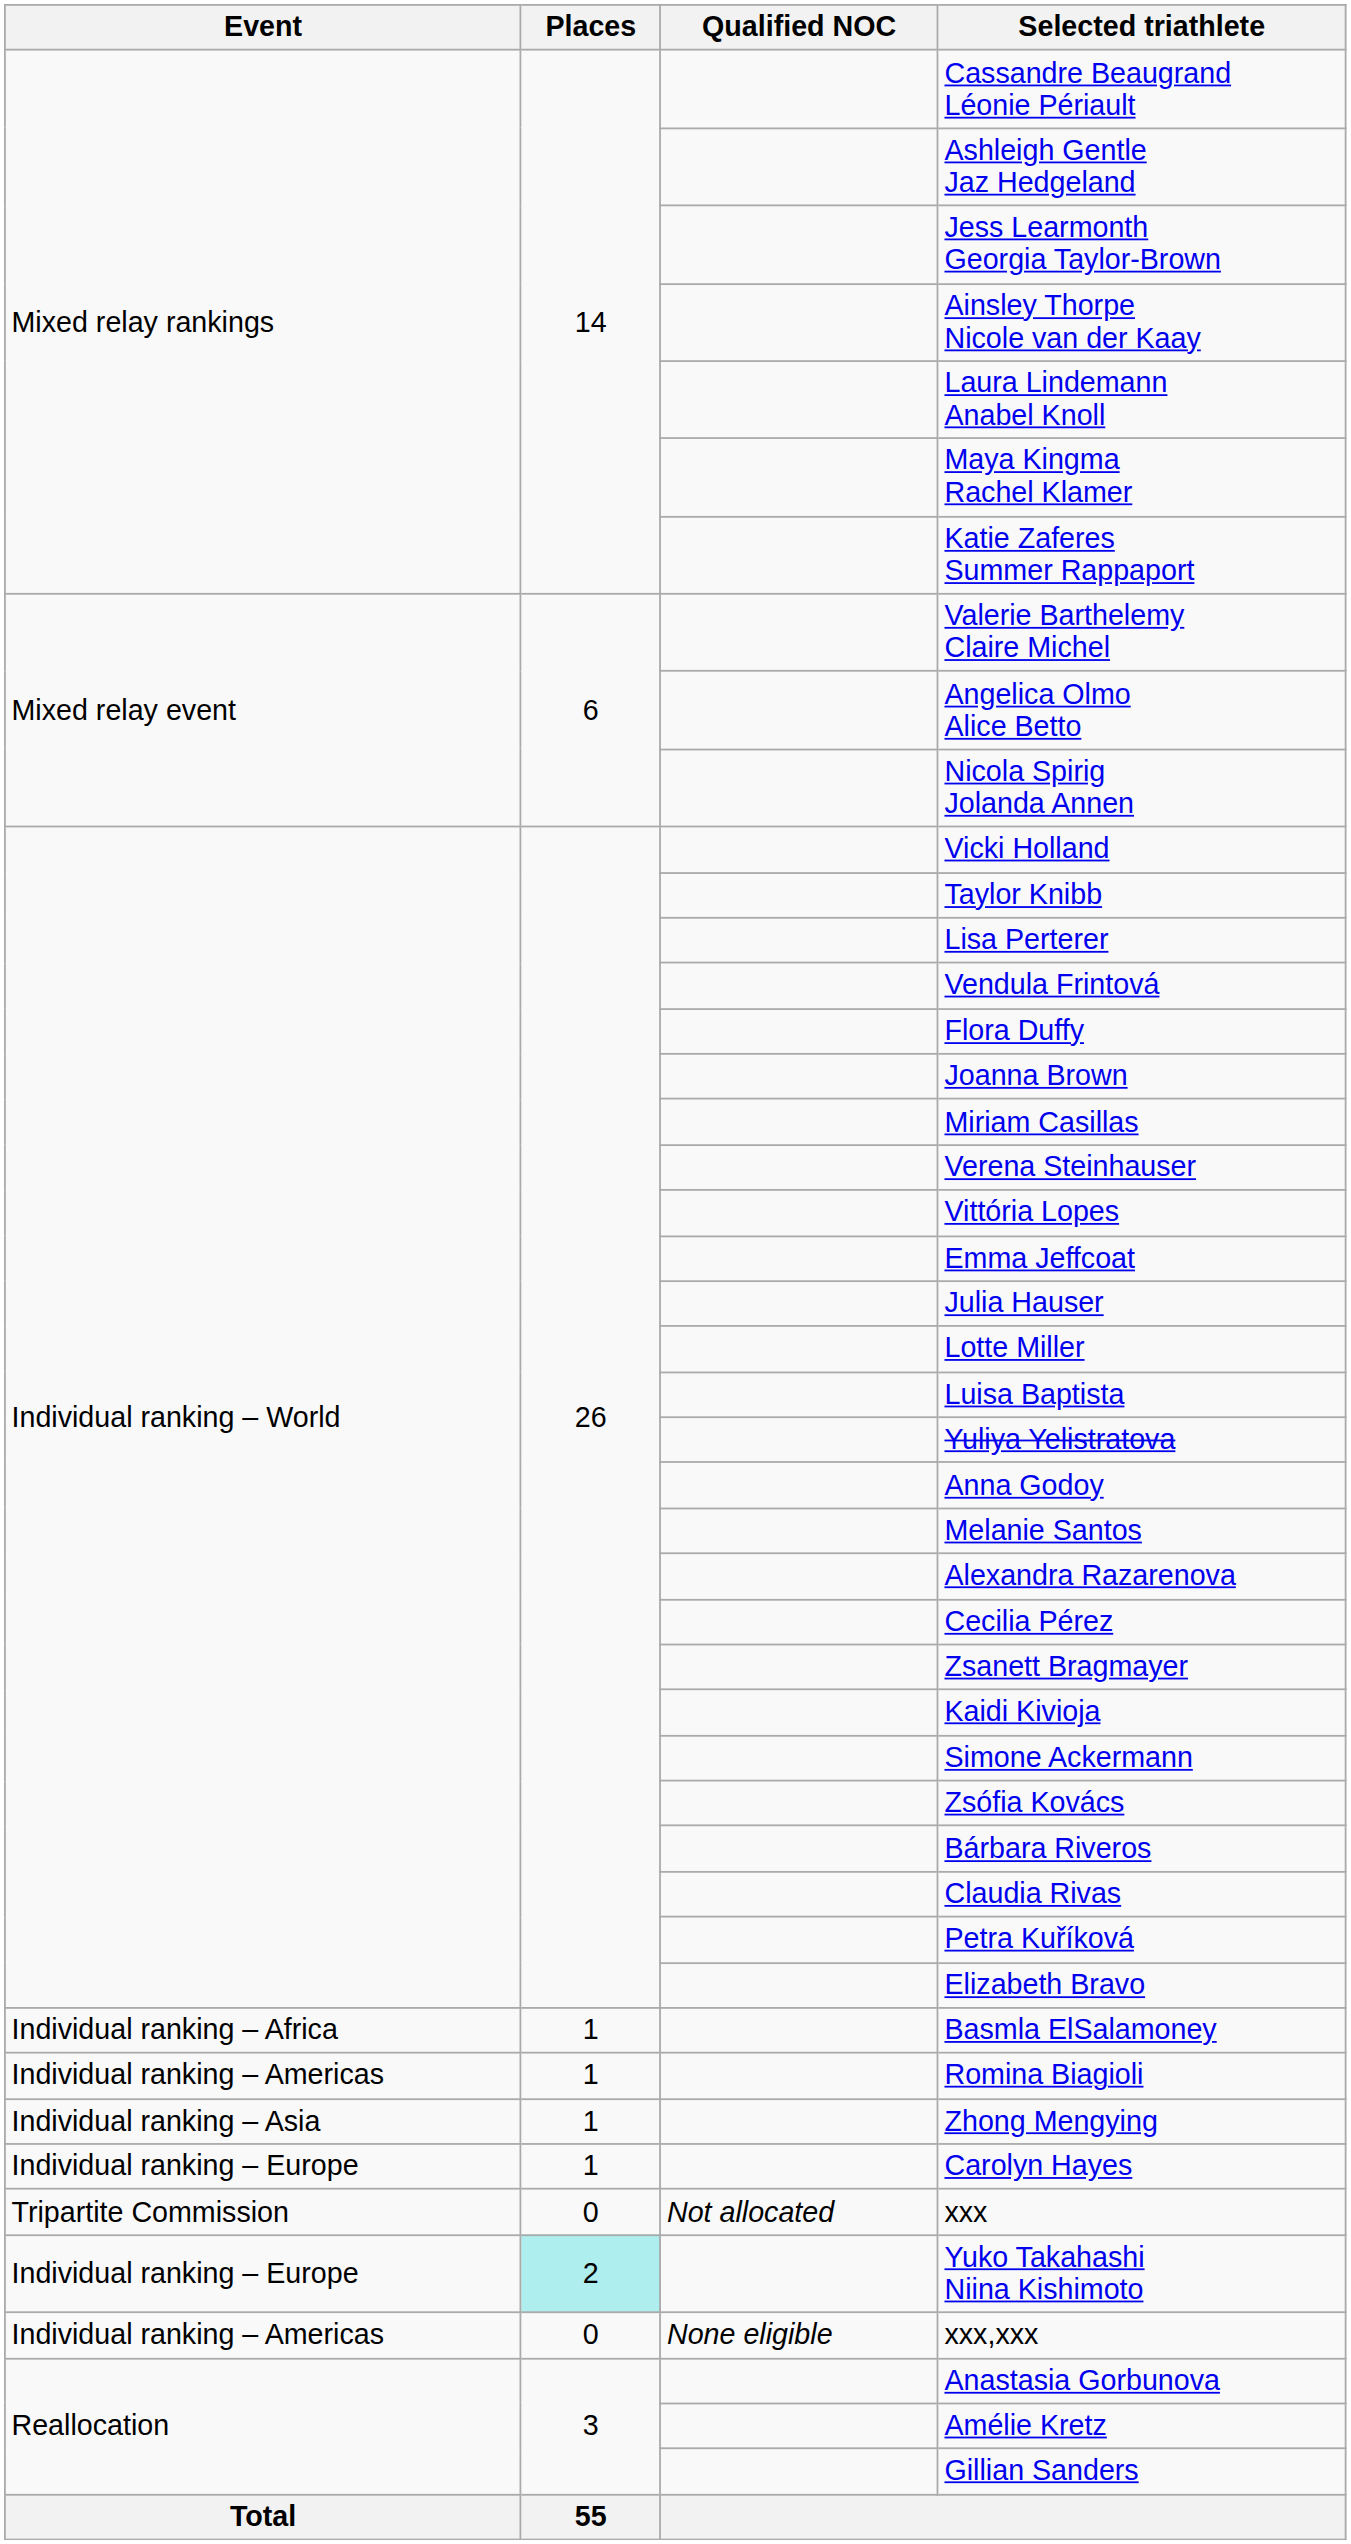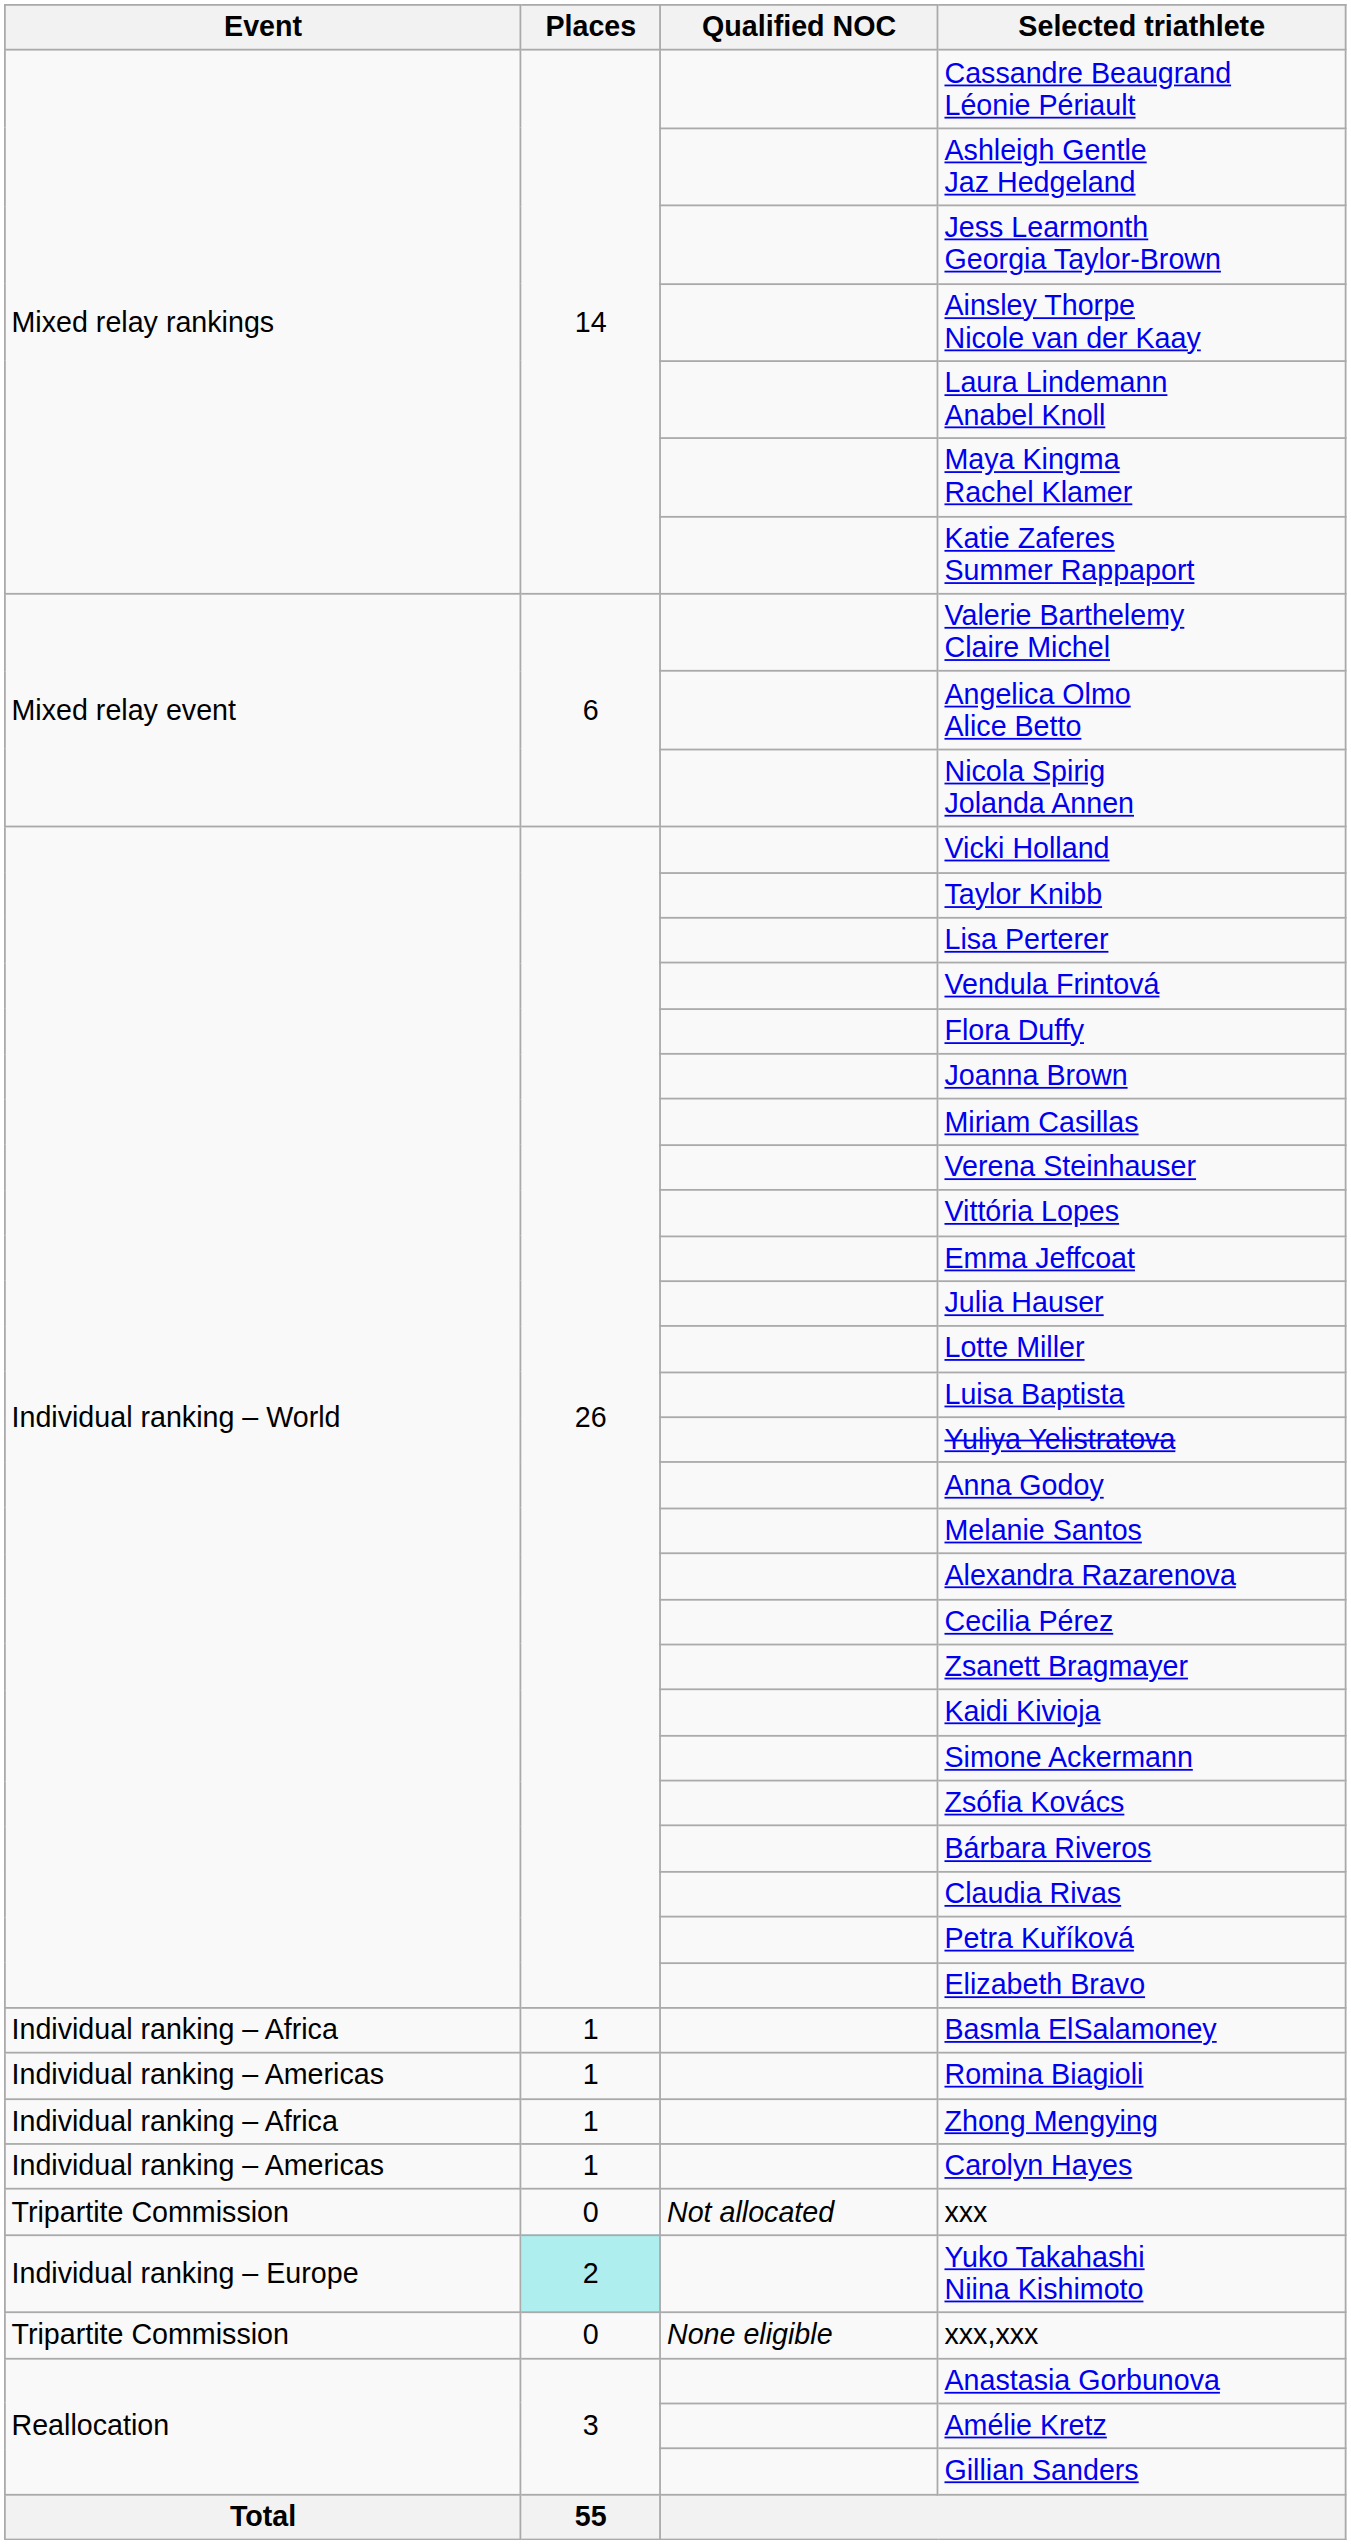(166, 2120) Individual ranking – Asia -> (175, 2120) Individual ranking – Africa
(185, 2166) Individual ranking – Europe -> (198, 2166) Individual ranking – Americas
(198, 2334) Individual ranking – Americas -> (150, 2334) Tripartite Commission
